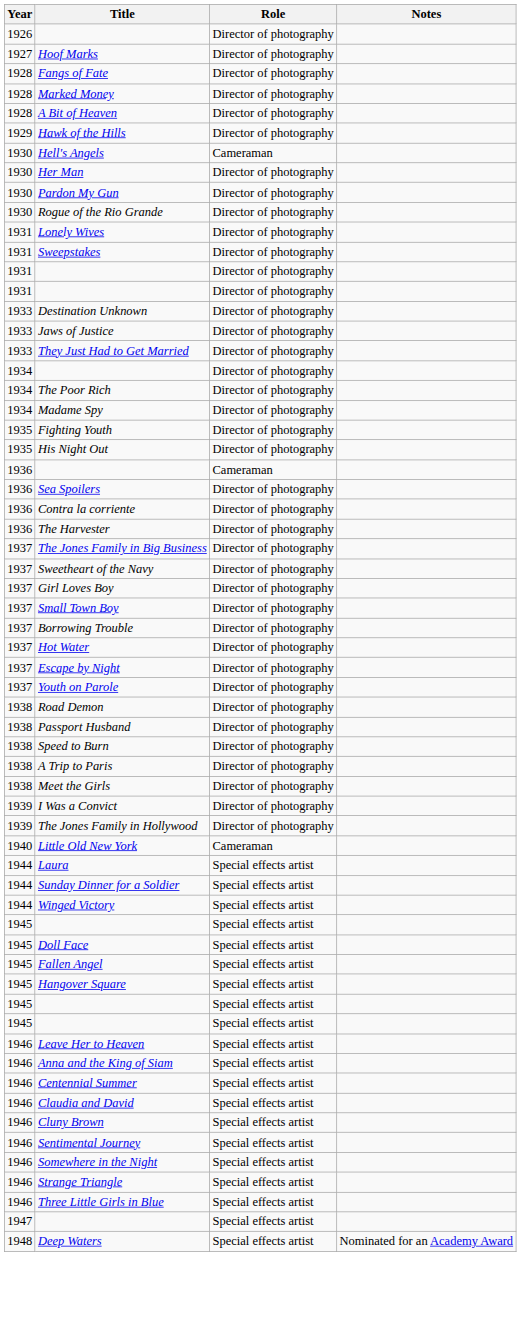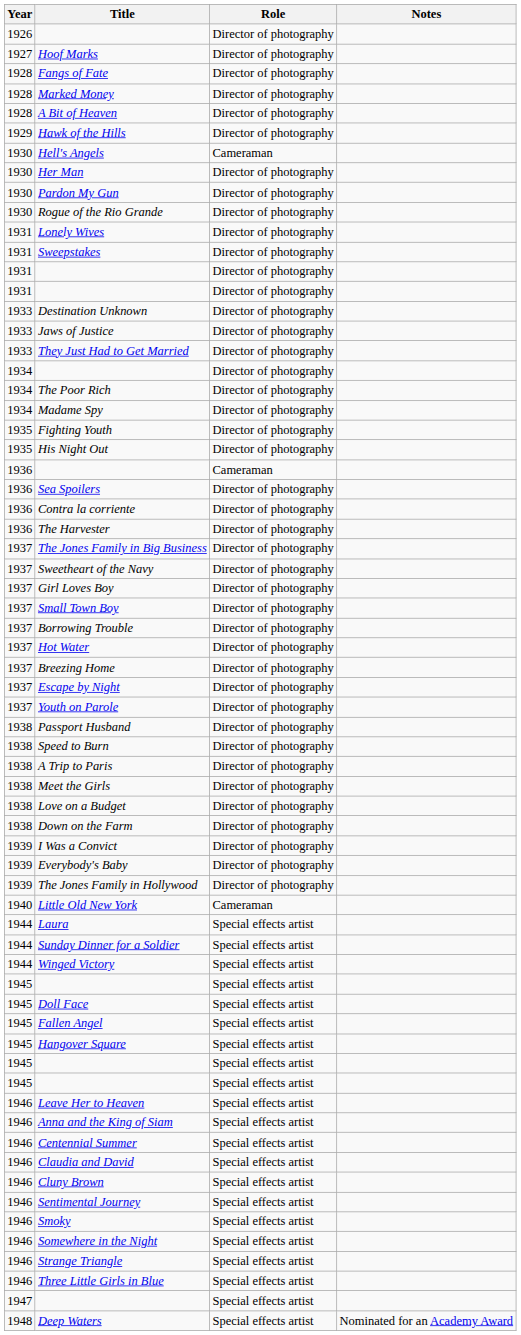+ row: (20, 667)
- row: (20, 707)
+ row: (20, 806)
+ row: (20, 825)
+ row: (20, 865)
+ row: (20, 1221)
